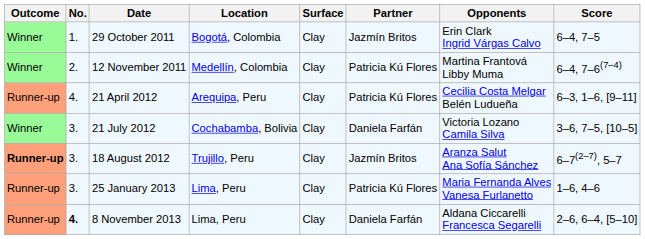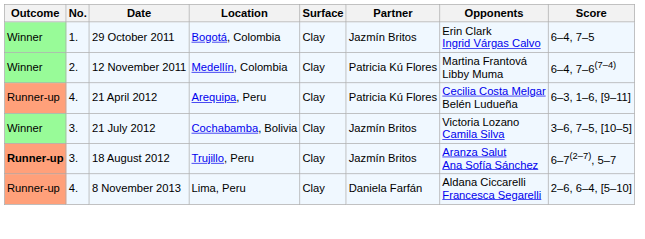(386, 128) Daniela Farfán -> (383, 128) Jazmín Britos
- row: (134, 189)
(73, 219) bold -> (73, 189) normal
